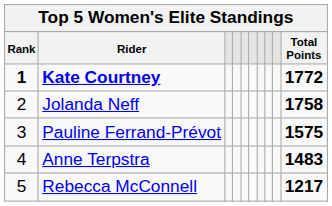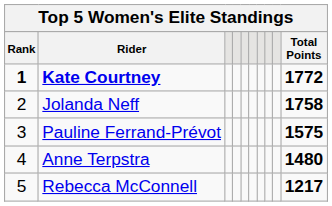(304, 159) 1483 -> (304, 159) 1480
